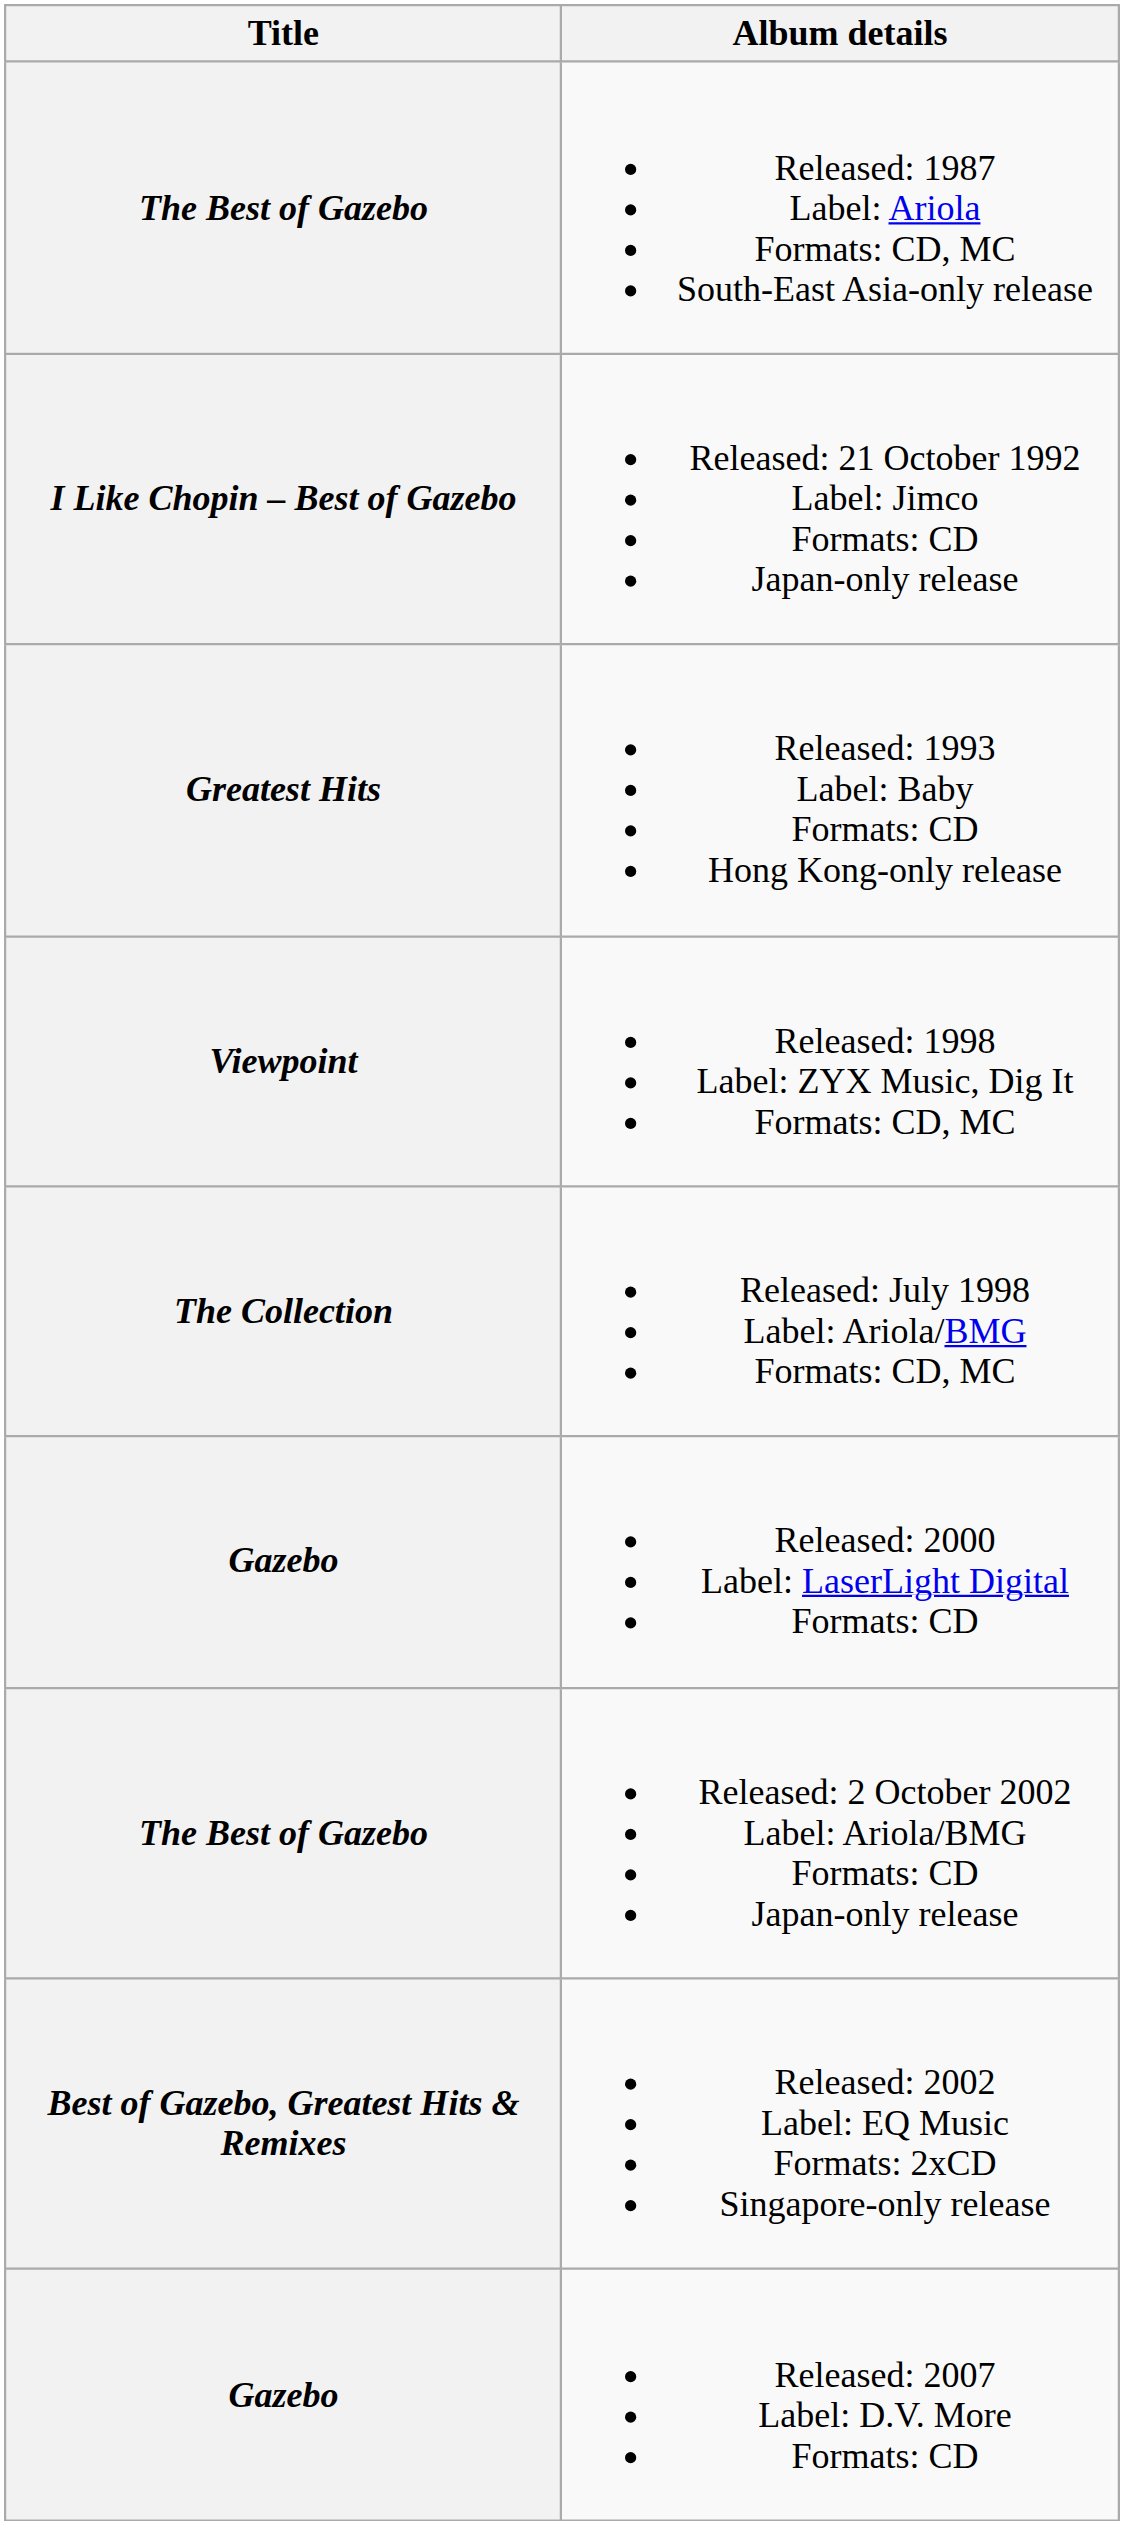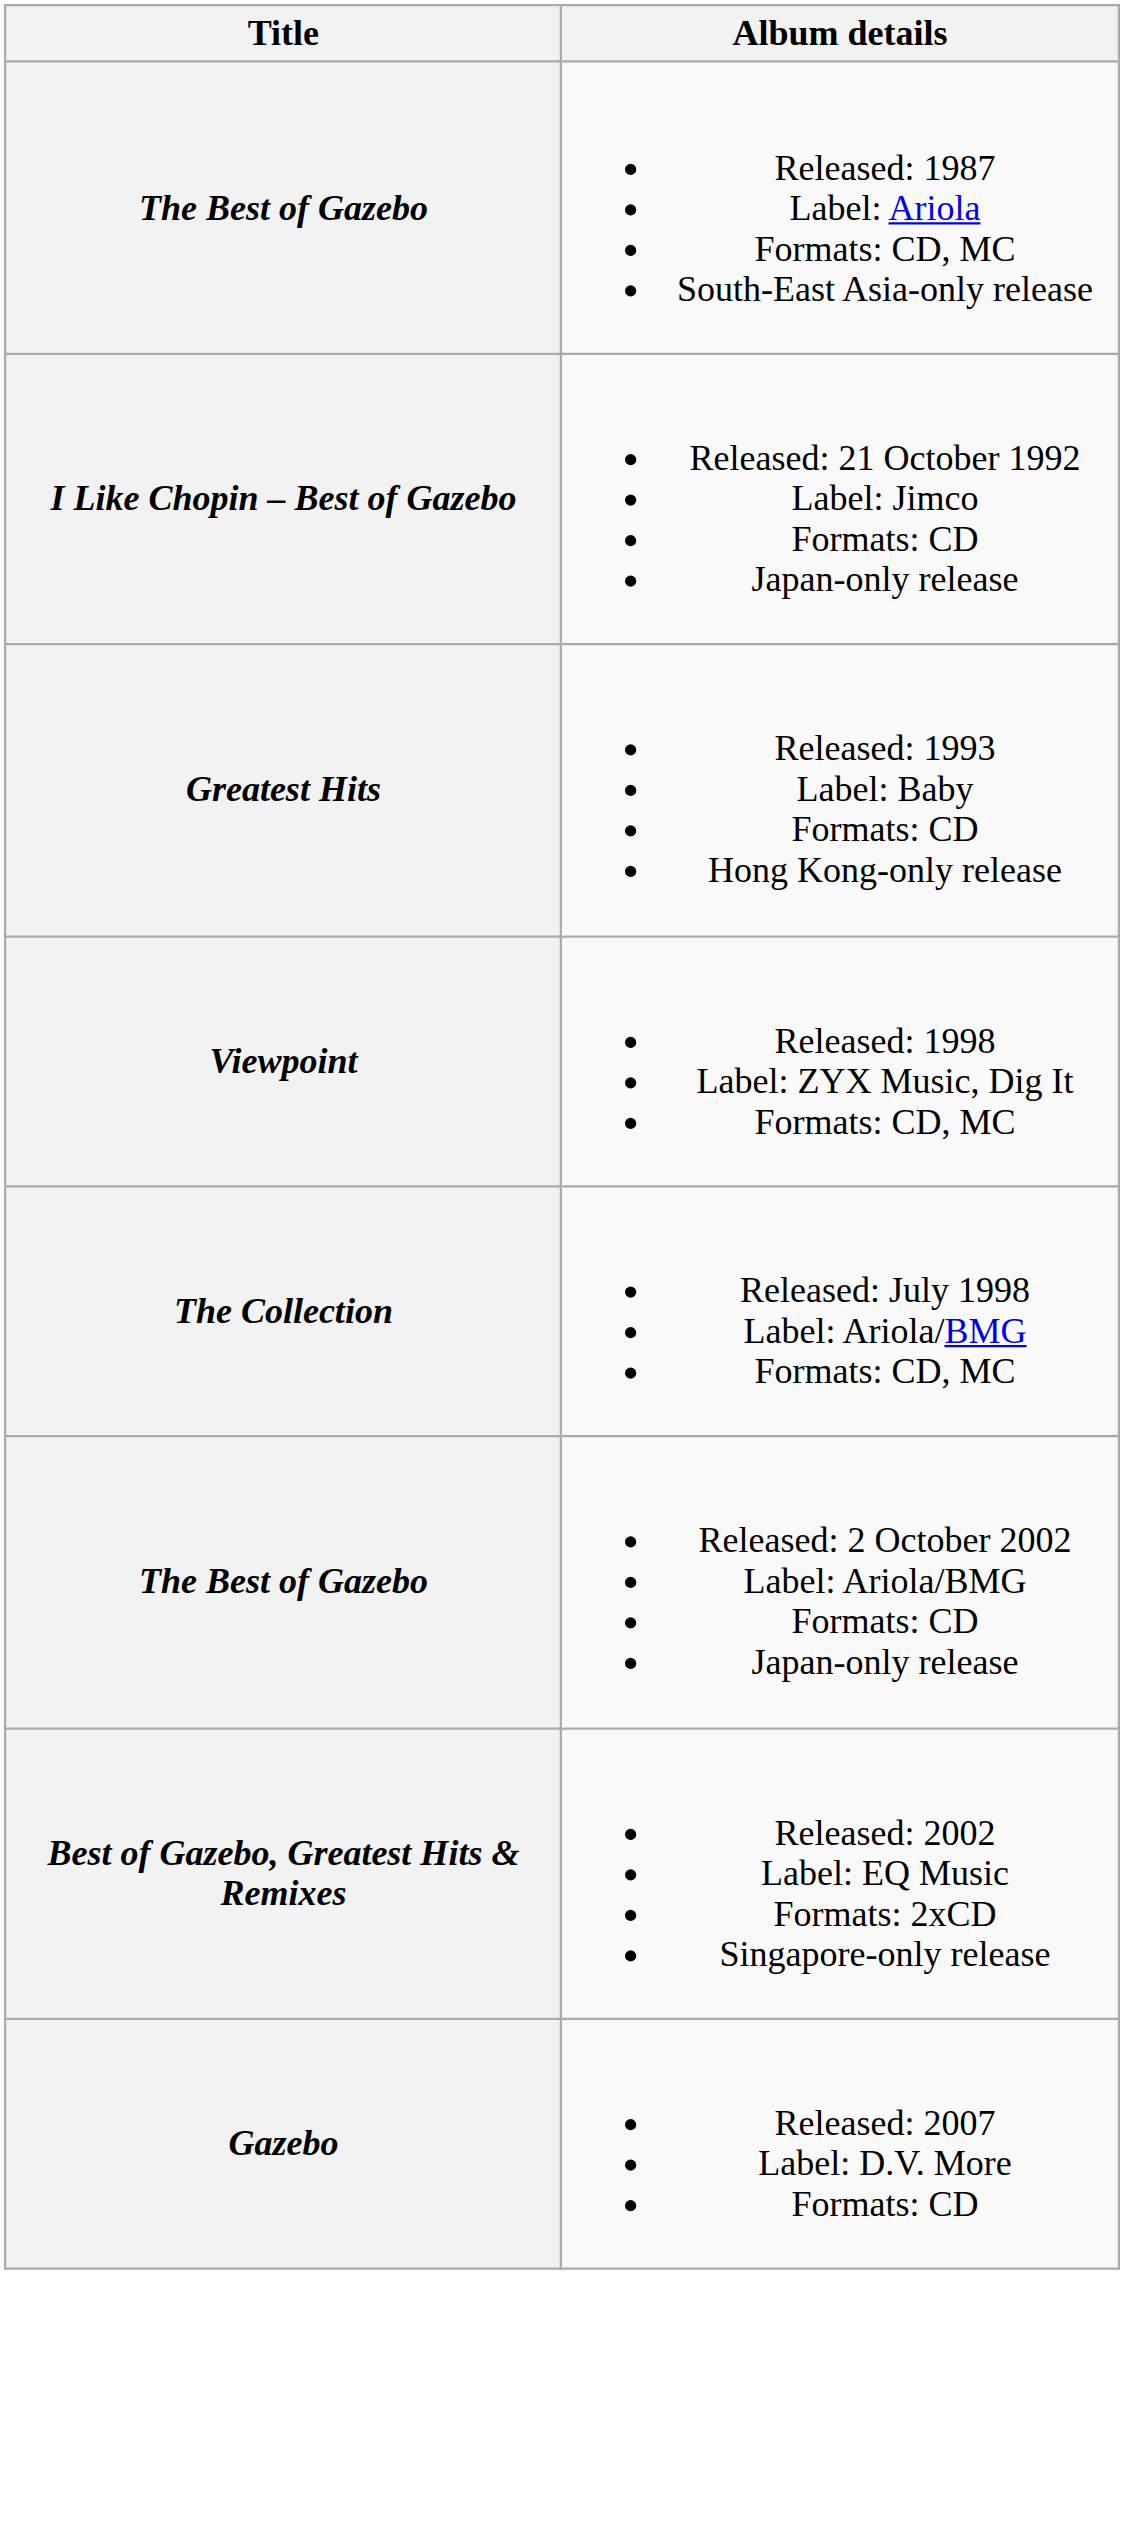- row: (840, 1582)
